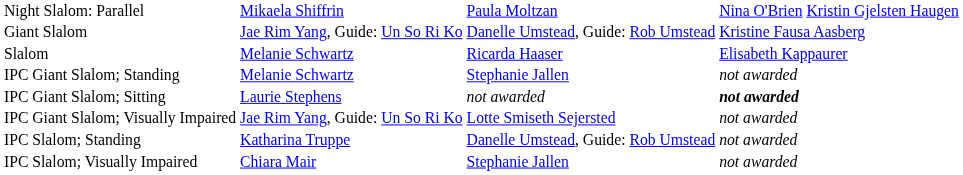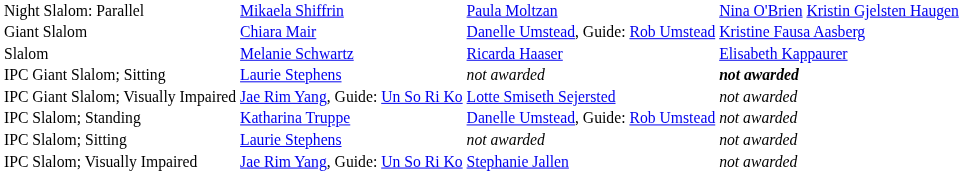(351, 32) Jae Rim Yang, Guide: Un So Ri Ko -> (278, 32) Chiara Mair
- row: (92, 75)
+ row: (65, 140)
(278, 161) Chiara Mair -> (351, 161) Jae Rim Yang, Guide: Un So Ri Ko
